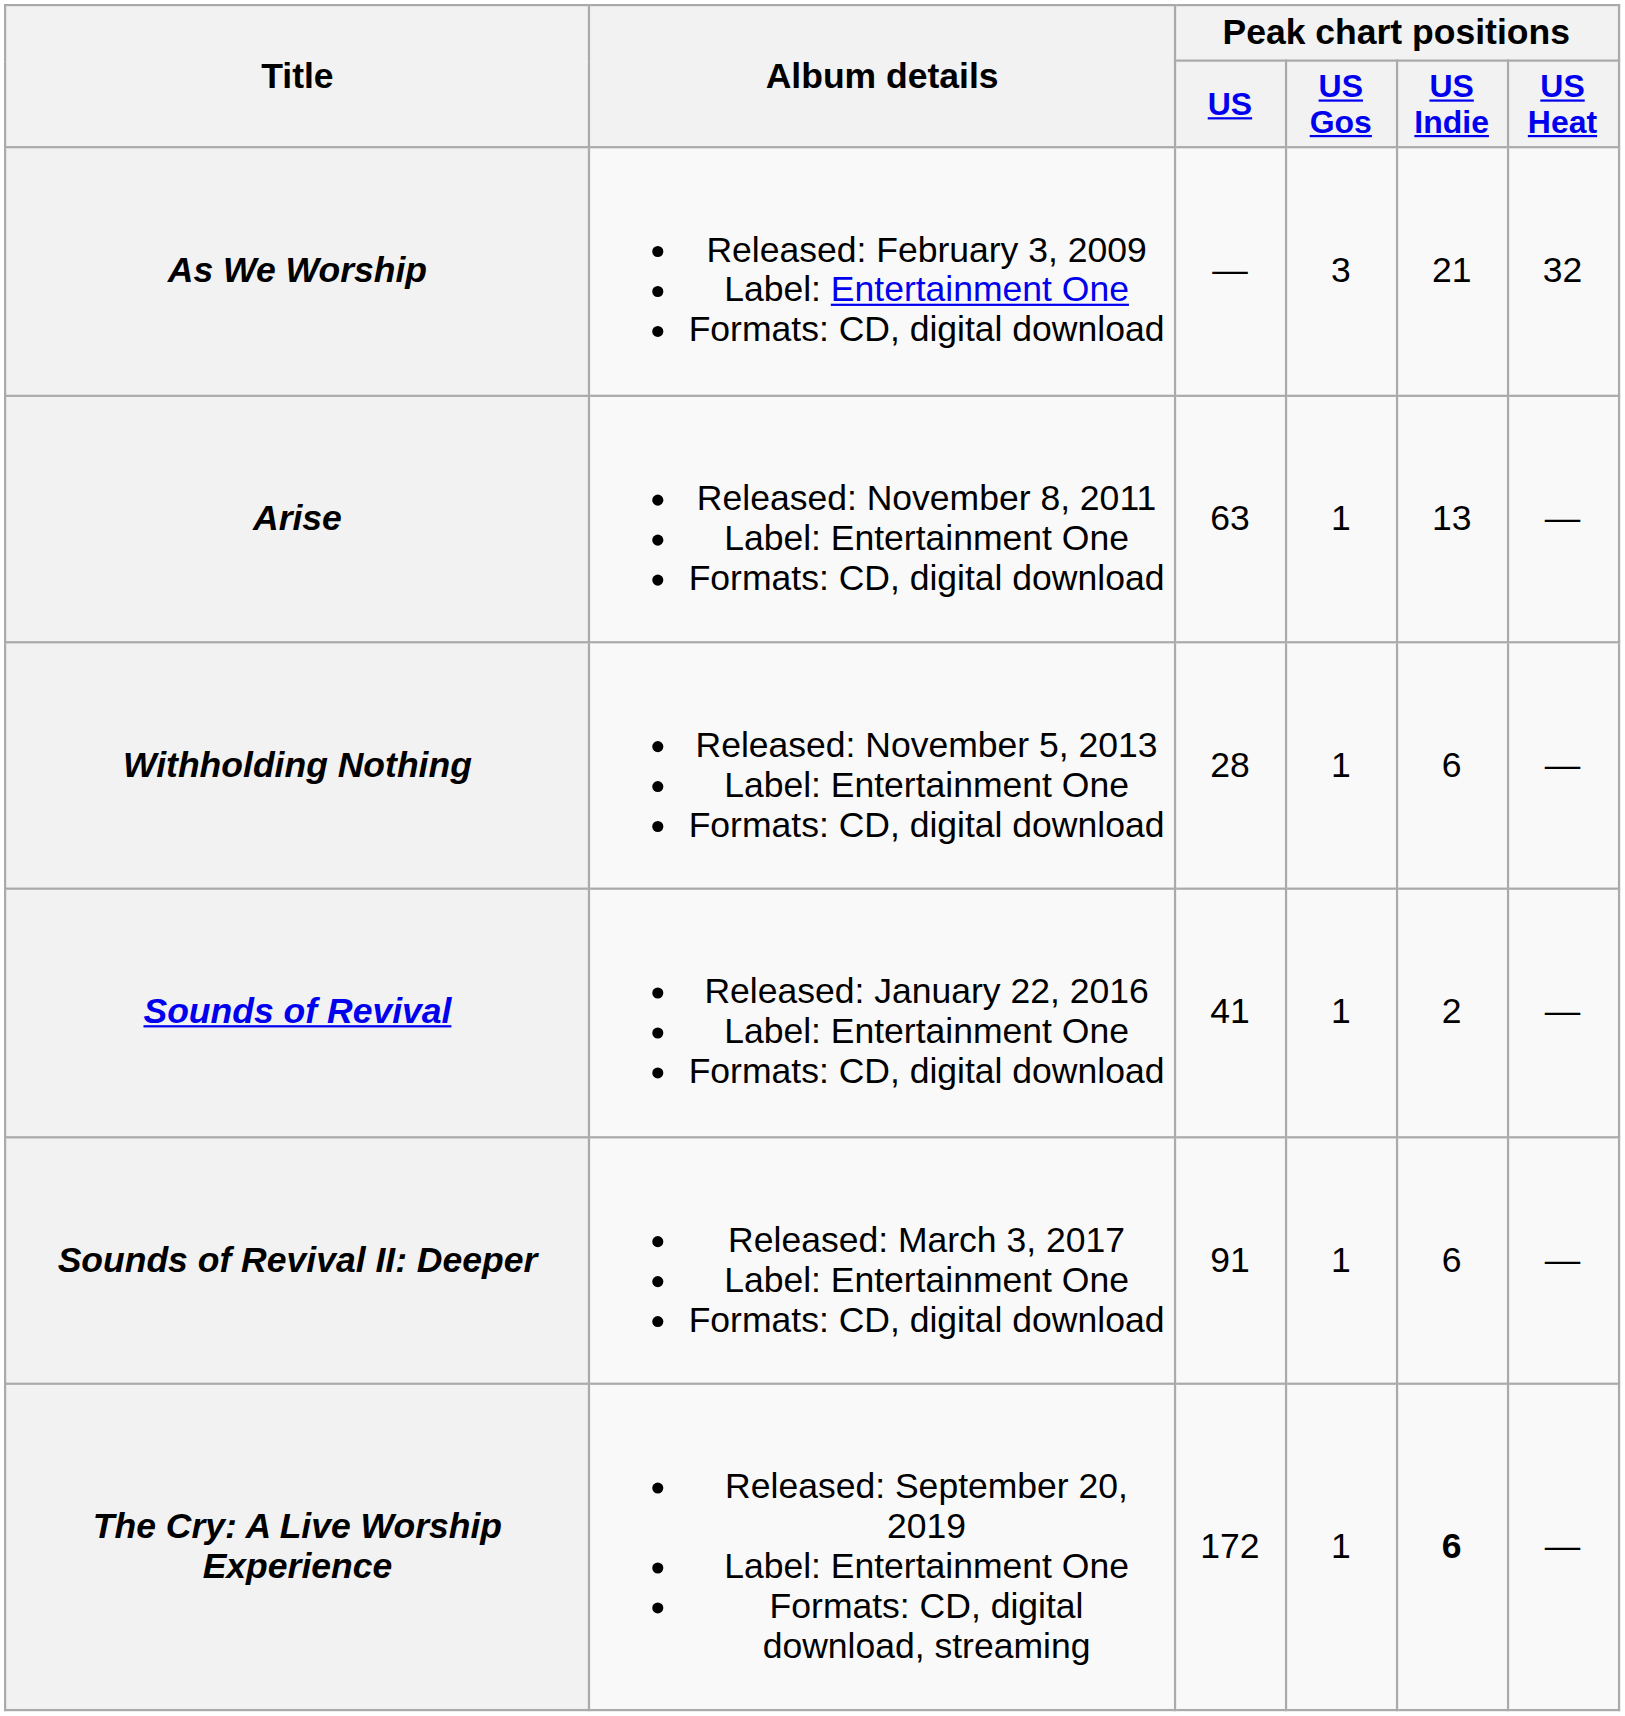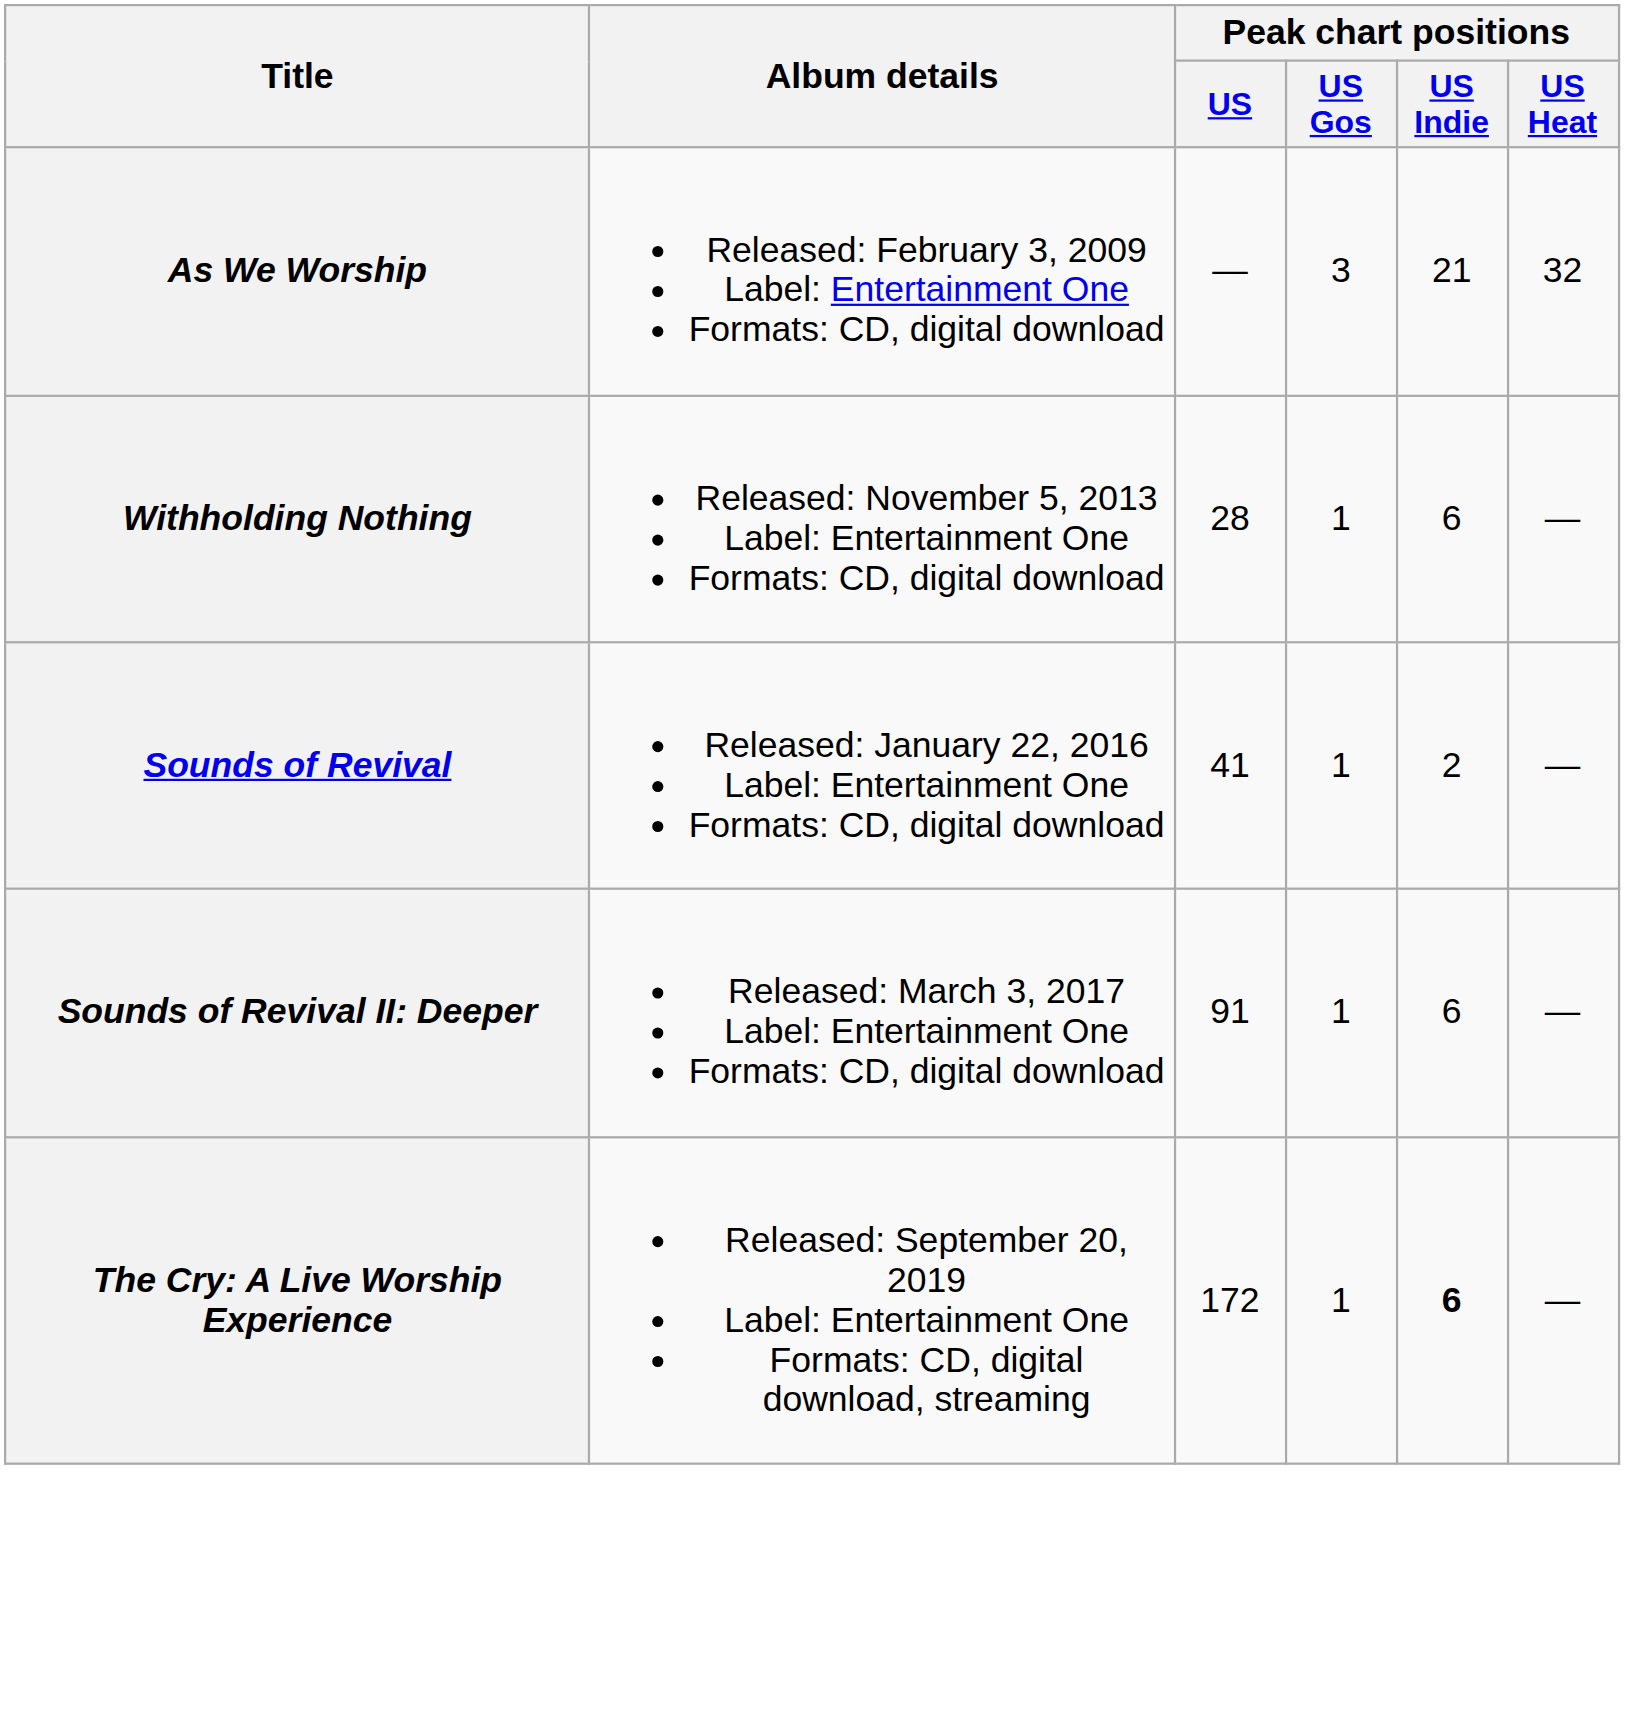- row: (297, 517)
